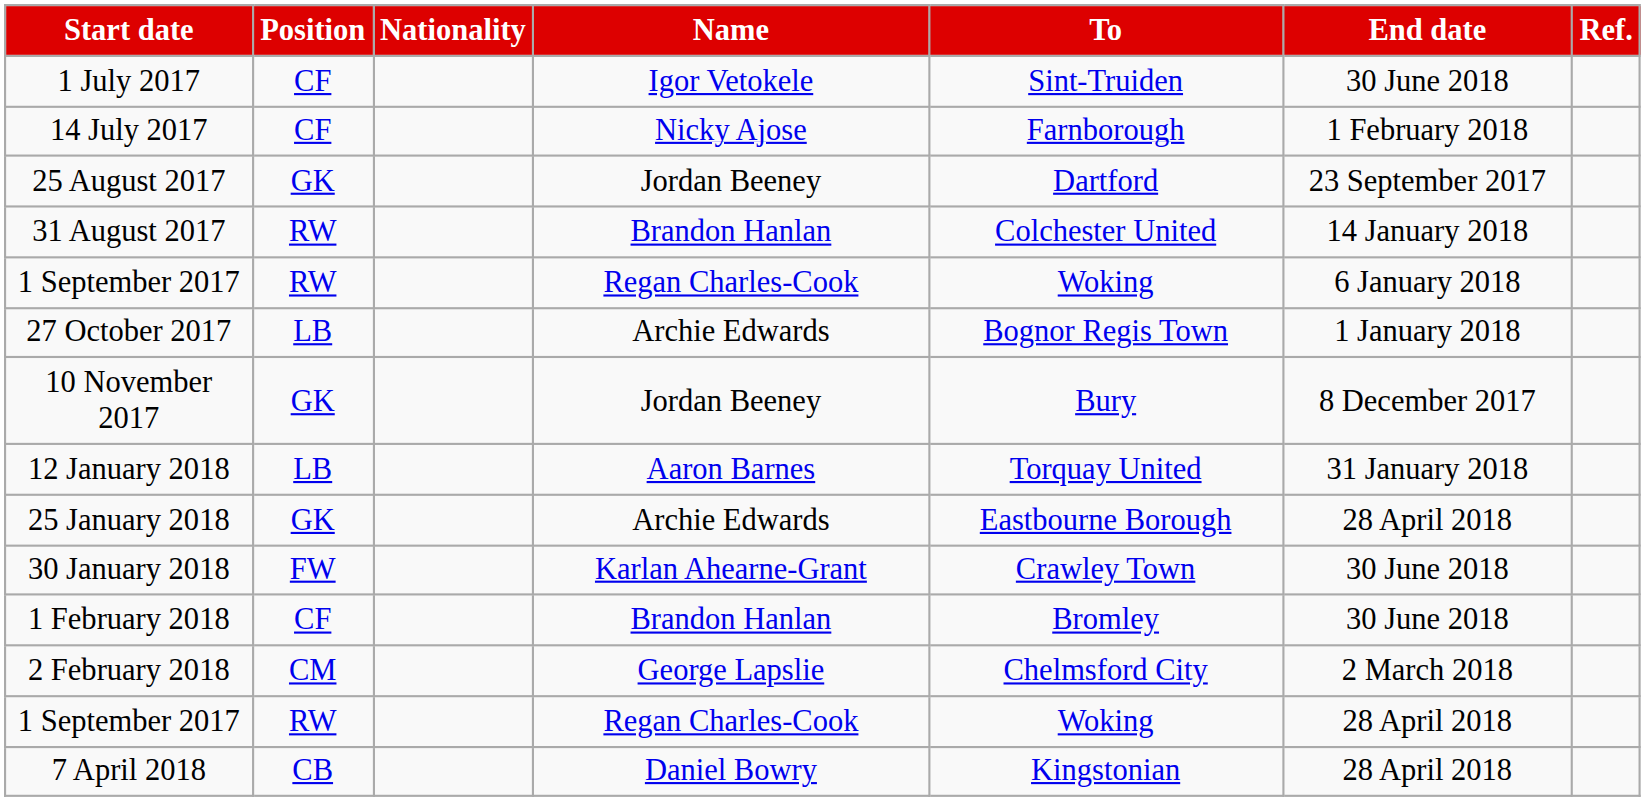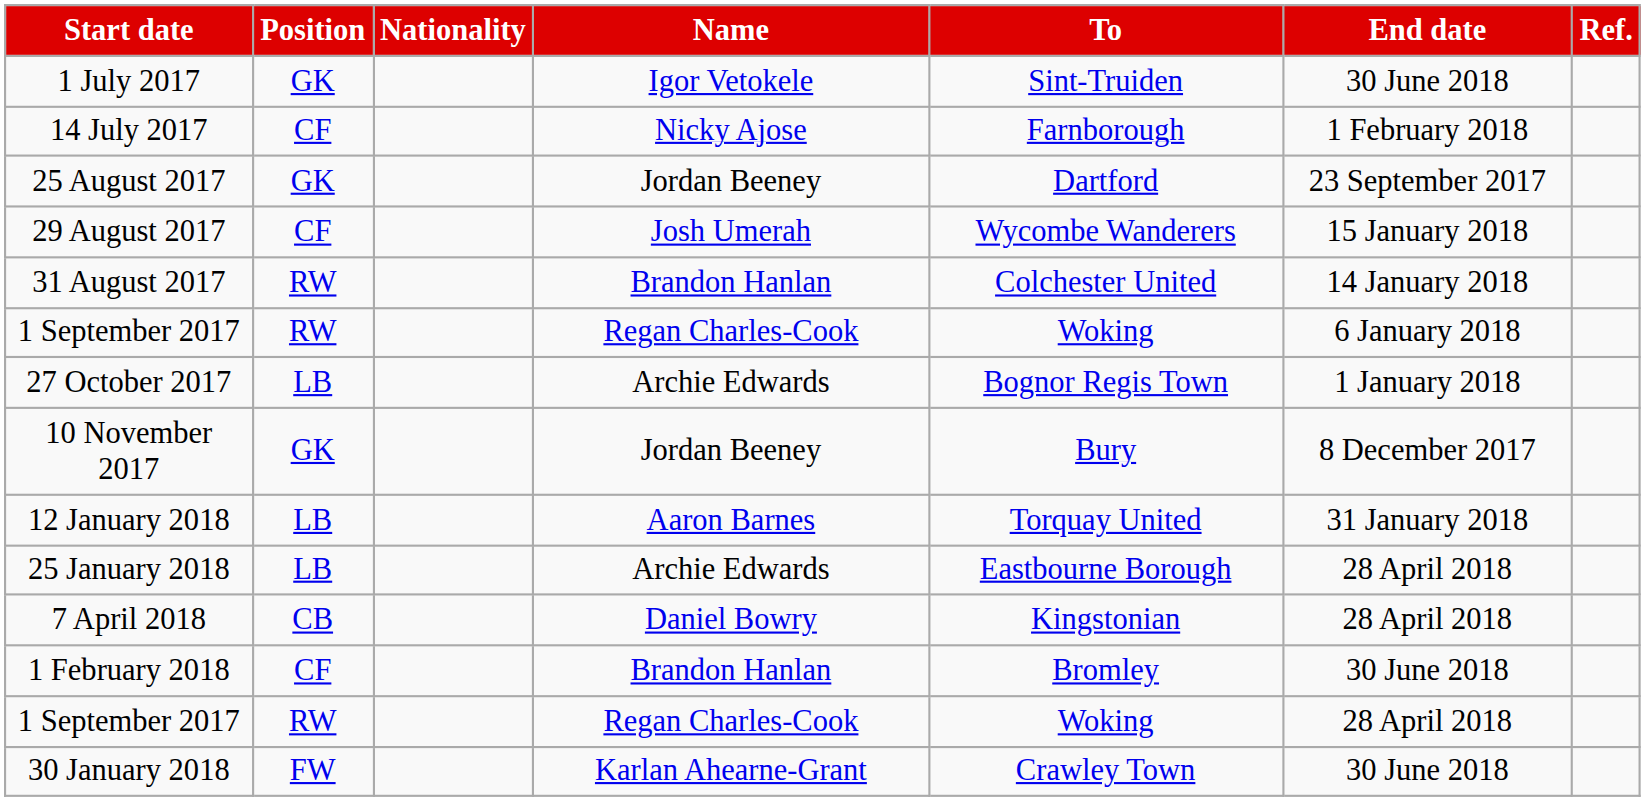(313, 80) CF -> (313, 80) GK
+ row: (129, 231)
(313, 519) GK -> (313, 569) LB
rows swapped: (129, 569) <-> (129, 771)
- row: (129, 670)
